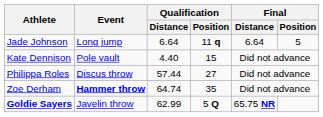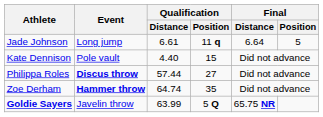(169, 43) 6.64 -> (169, 43) 6.61
(105, 73) normal -> (107, 73) bold
(169, 104) 62.99 -> (169, 104) 63.99
